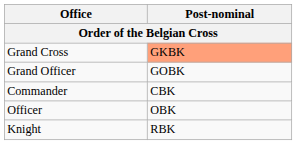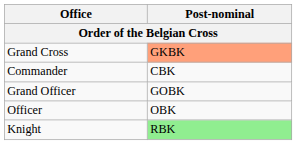rows swapped: (41, 71) <-> (37, 91)
(163, 129) no background -> (163, 129) lightgreen background
